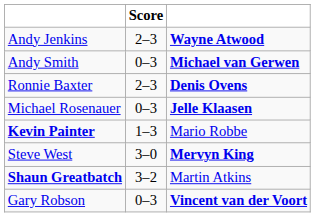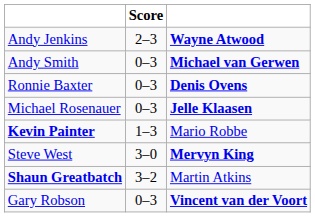(146, 85) 2–3 -> (146, 85) 0–3
